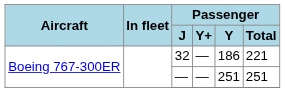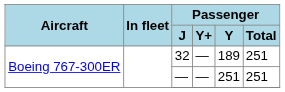(229, 56) 186 -> (229, 56) 189
(257, 56) 221 -> (257, 56) 251
